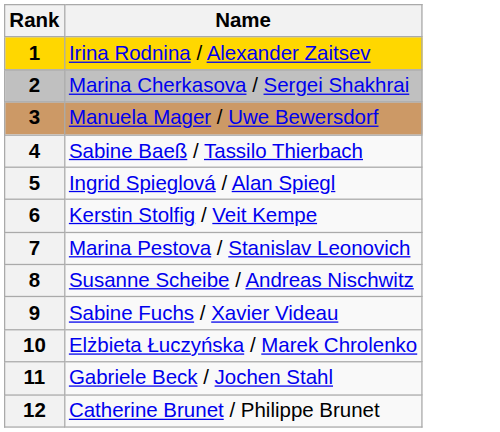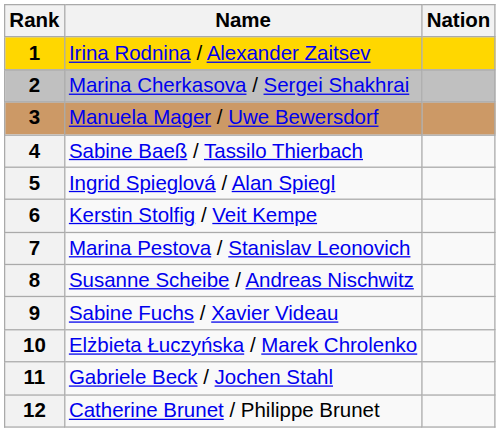+ column: (459, 20)
